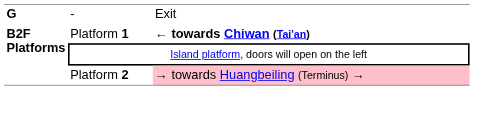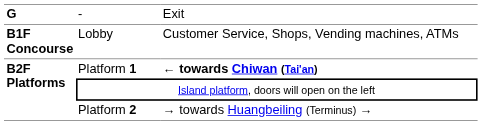+ row: (96, 34)
(260, 75) pink background -> (268, 110) no background
